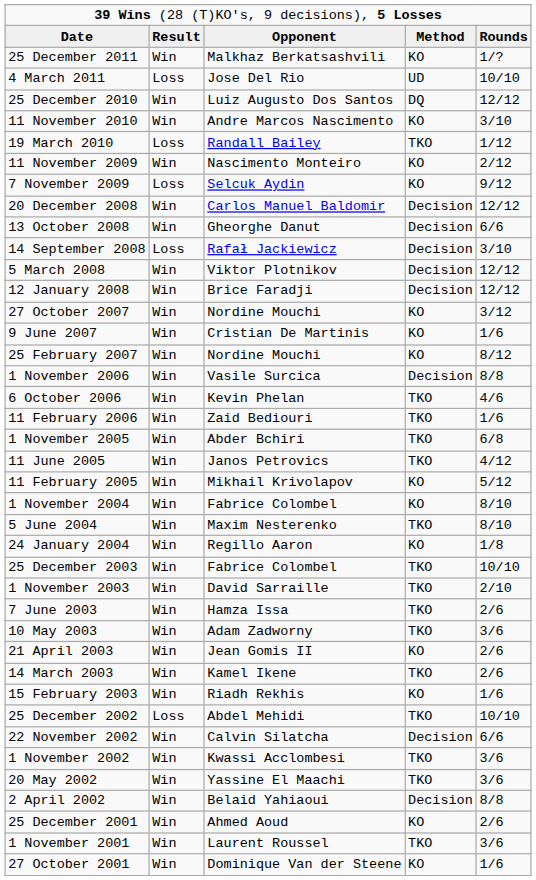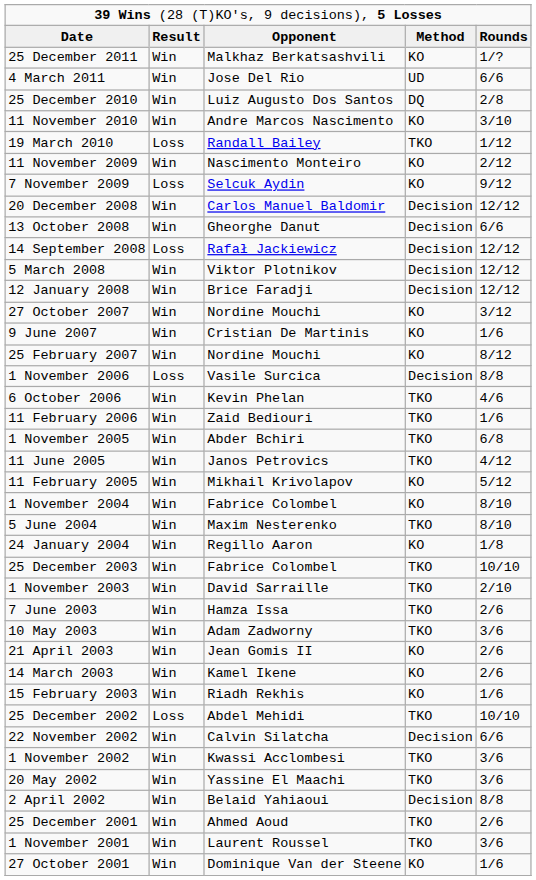(168, 79) Loss -> (164, 79) Win
(500, 79) 10/10 -> (492, 79) 6/6
(500, 100) 12/12 -> (492, 100) 2/8
(496, 249) 3/10 -> (500, 249) 12/12
(164, 376) Win -> (168, 376) Loss
(420, 674) TKO -> (416, 674) KO
(416, 822) KO -> (420, 822) TKO
